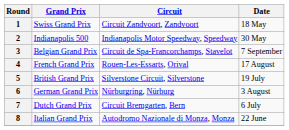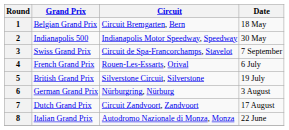(62, 24) Swiss Grand Prix -> (65, 24) Belgian Grand Prix
(150, 24) Circuit Zandvoort, Zandvoort -> (143, 24) Circuit Bremgarten, Bern
(65, 51) Belgian Grand Prix -> (62, 51) Swiss Grand Prix
(258, 64) 17 August -> (251, 64) 6 July
(143, 105) Circuit Bremgarten, Bern -> (150, 105) Circuit Zandvoort, Zandvoort
(251, 105) 6 July -> (258, 105) 17 August
